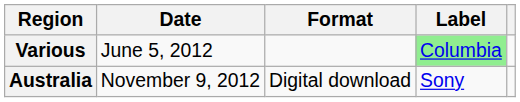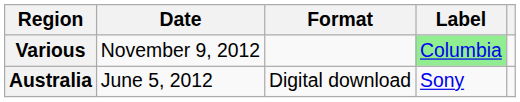(157, 50) June 5, 2012 -> (180, 50) November 9, 2012
(180, 81) November 9, 2012 -> (157, 81) June 5, 2012
